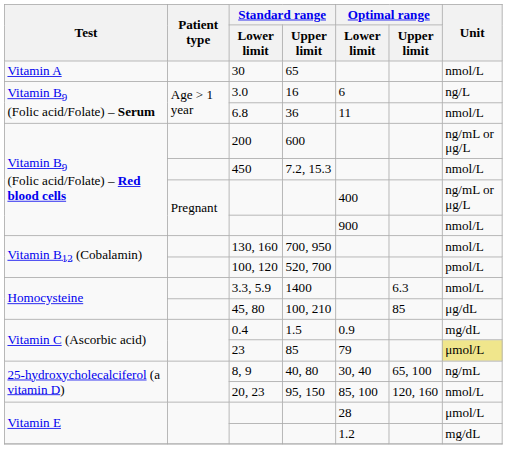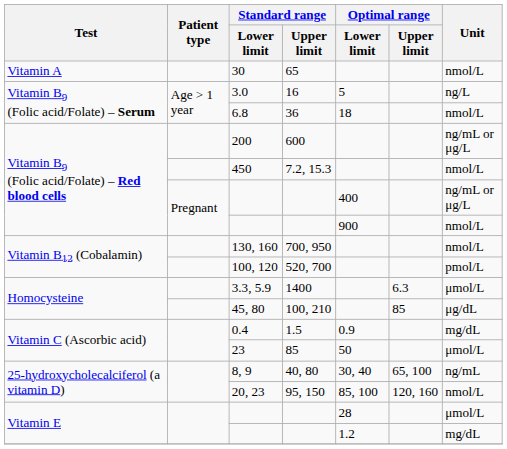(342, 92) 6 -> (342, 92) 5
(345, 112) 11 -> (345, 112) 18
(464, 288) nmol/L -> (465, 288) μmol/L
(345, 350) 79 -> (345, 350) 50
(465, 350) khaki background -> (465, 350) no background
